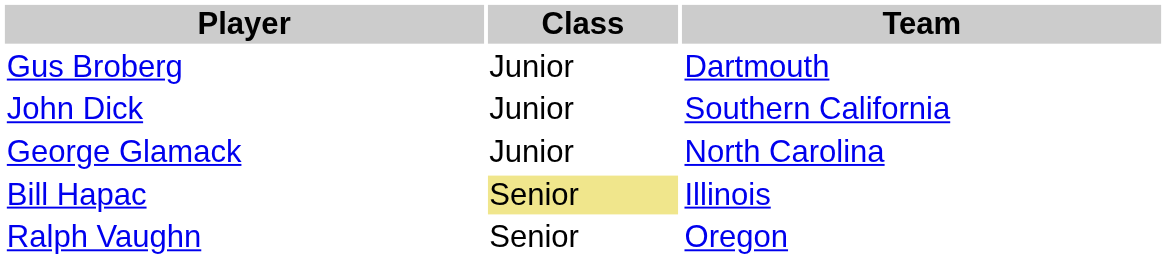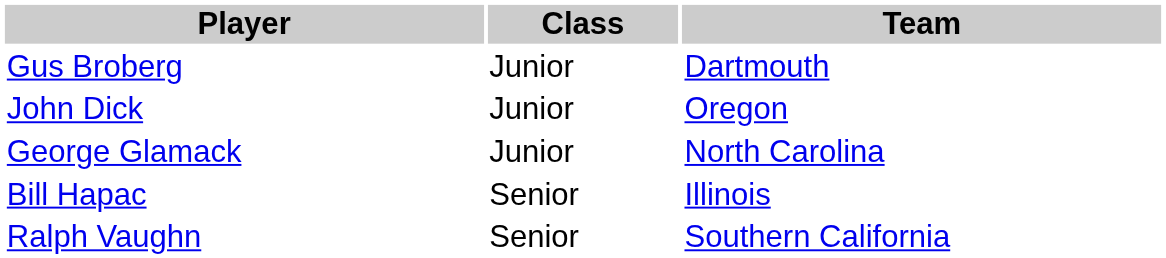(817, 109) Southern California -> (736, 109) Oregon
(534, 194) khaki background -> (534, 194) no background
(736, 237) Oregon -> (817, 237) Southern California
